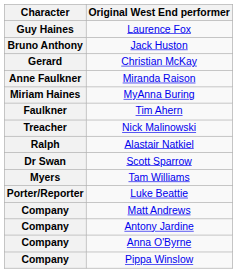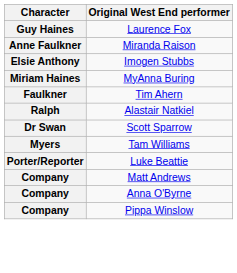- row: (159, 45)
- row: (159, 62)
+ row: (159, 62)
- row: (159, 128)
- row: (159, 227)
